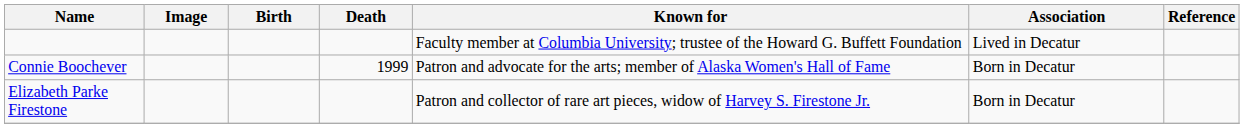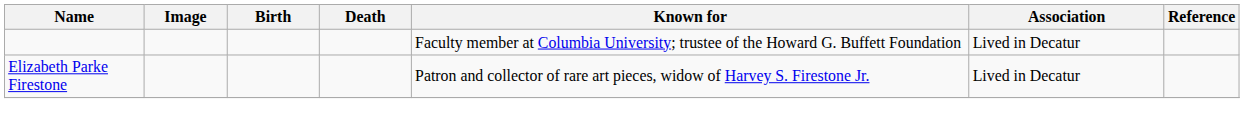- row: (67, 67)
(1024, 101) Born in Decatur -> (1026, 76) Lived in Decatur
